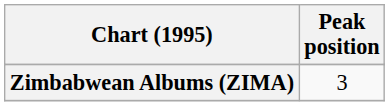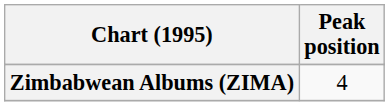(342, 82) 3 -> (342, 82) 4
